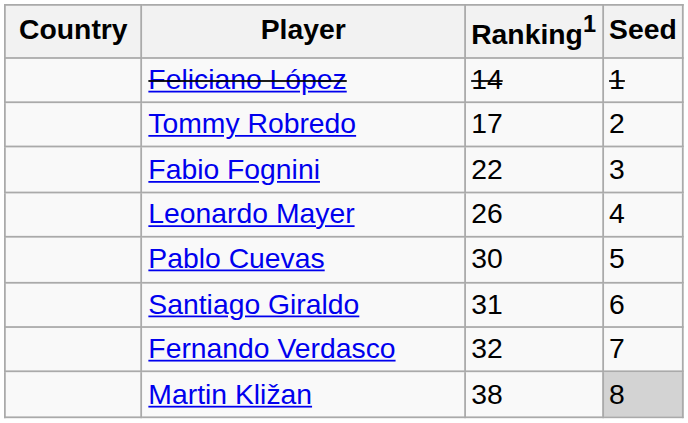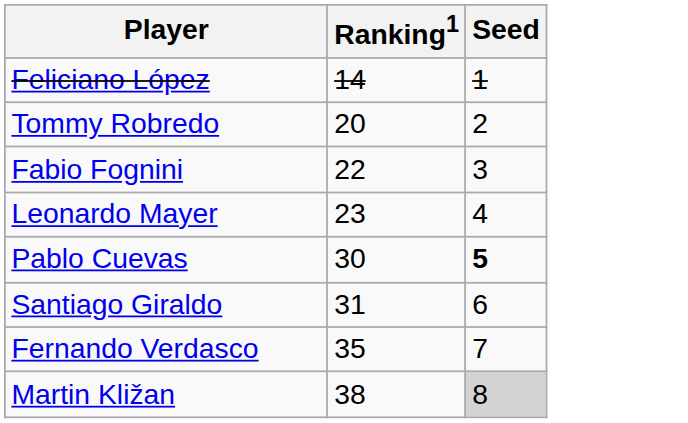- column: (73, 30)
(487, 124) 17 -> (350, 124) 20
(487, 214) 26 -> (350, 214) 23
(617, 259) normal -> (480, 259) bold
(487, 349) 32 -> (350, 349) 35
